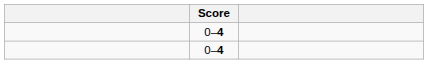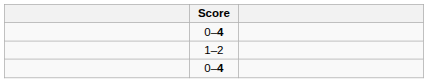+ row: (97, 50)
